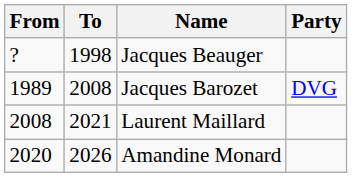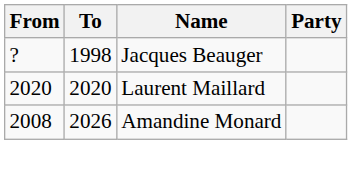- row: (190, 88)
(31, 121) 2008 -> (31, 88) 2020
(90, 121) 2021 -> (90, 88) 2020
(31, 155) 2020 -> (31, 121) 2008
